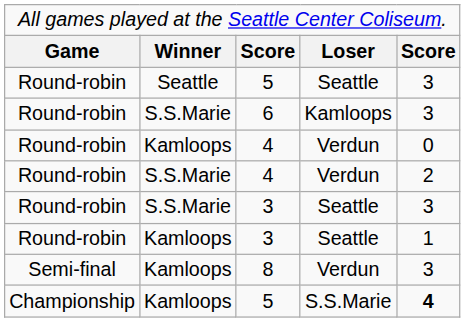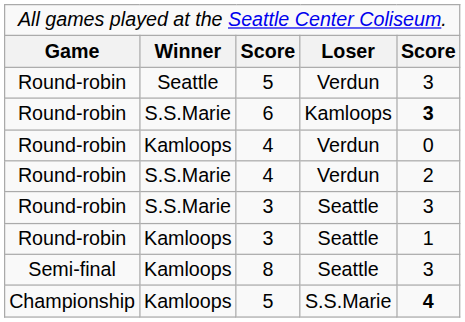(348, 82) Seattle -> (348, 82) Verdun
(428, 113) normal -> (428, 113) bold
(348, 269) Verdun -> (348, 269) Seattle
